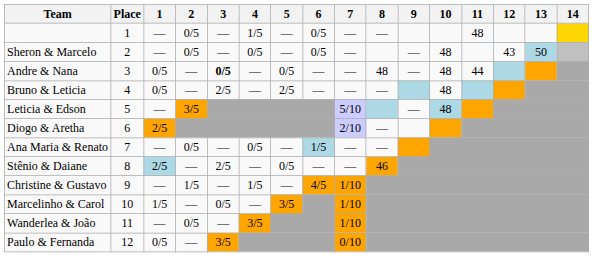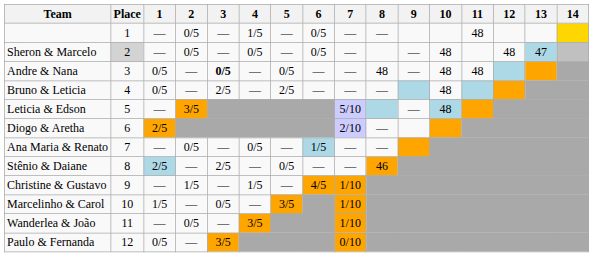(127, 52) no background -> (127, 52) lightgrey background
(509, 52) 43 -> (509, 52) 48
(541, 52) 50 -> (541, 52) 47
(477, 71) 44 -> (477, 71) 48
